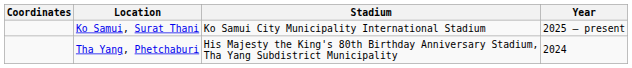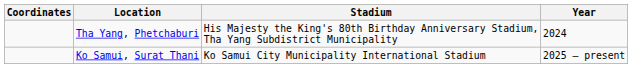rows swapped: (138, 50) <-> (138, 28)
